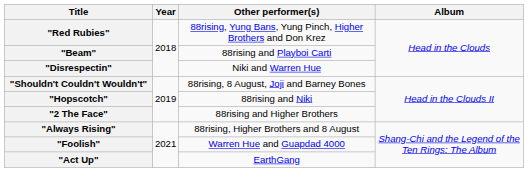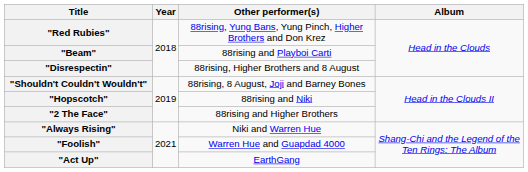(277, 68) Niki and Warren Hue -> (277, 68) 88rising, Higher Brothers and 8 August
(277, 129) 88rising, Higher Brothers and 8 August -> (277, 129) Niki and Warren Hue
